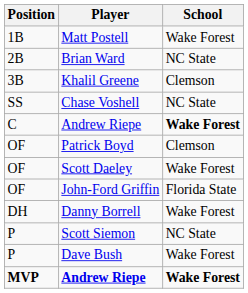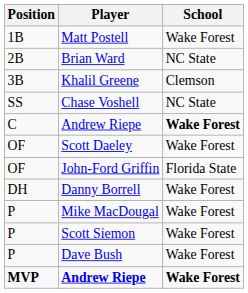- row: (16, 146)
+ row: (11, 211)
(191, 233) NC State -> (200, 233) Wake Forest
